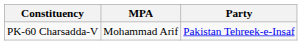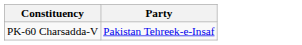- column: (141, 13)
